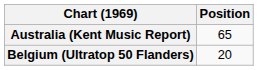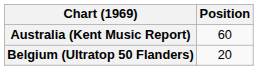(225, 34) 65 -> (225, 34) 60
